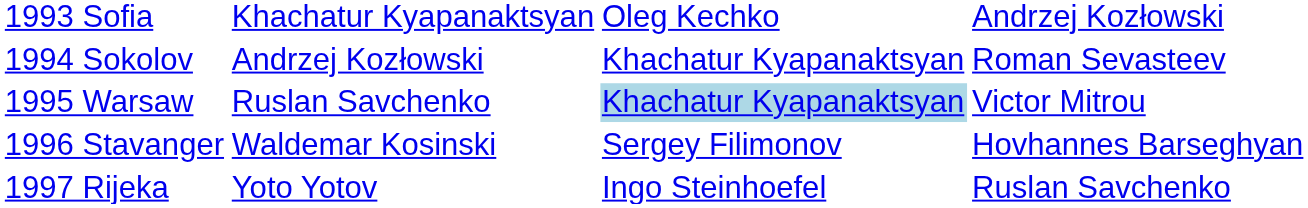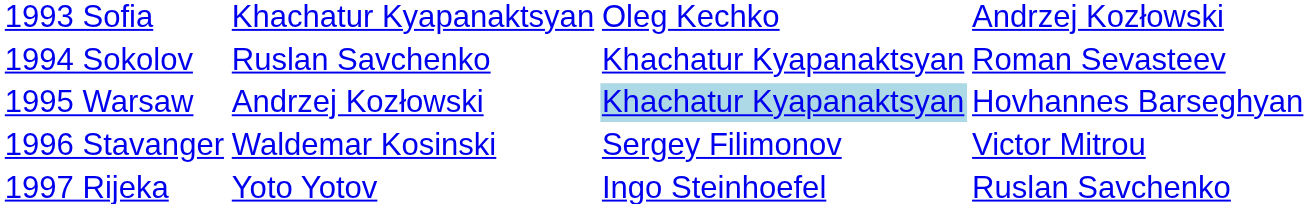(358, 59) Andrzej Kozłowski -> (361, 59) Ruslan Savchenko
(361, 102) Ruslan Savchenko -> (358, 102) Andrzej Kozłowski
(1059, 102) Victor Mitrou -> (1138, 102) Hovhannes Barseghyan
(1138, 144) Hovhannes Barseghyan -> (1059, 144) Victor Mitrou
